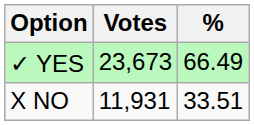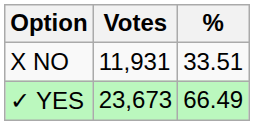rows swapped: (47, 63) <-> (40, 101)
